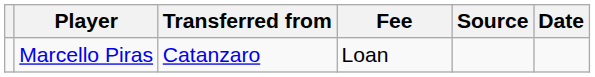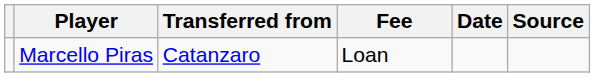columns swapped: (561, 21) <-> (493, 21)
